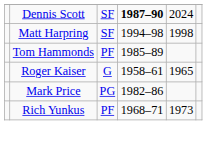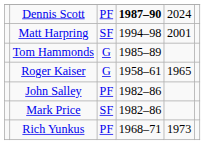(107, 14) SF -> (106, 14) PF
(181, 33) 1998 -> (179, 33) 2001
(107, 52) PF -> (106, 52) G
+ row: (53, 91)
(107, 91) PG -> (106, 110) SF
